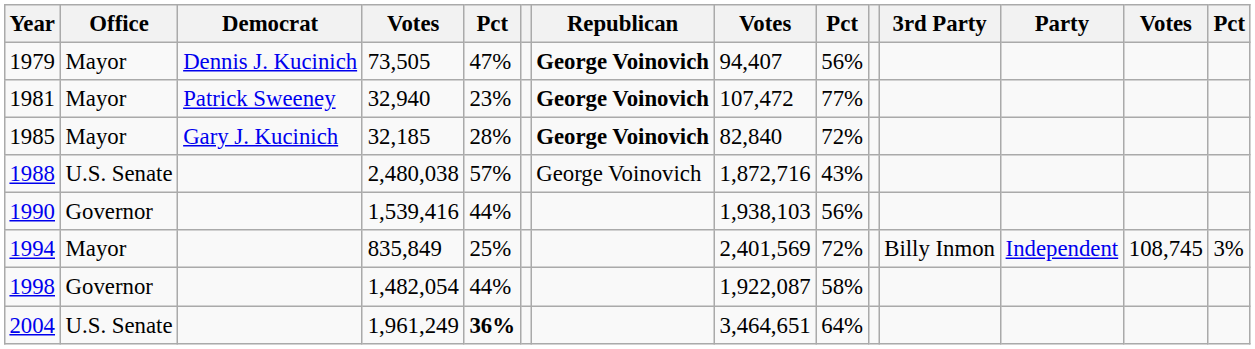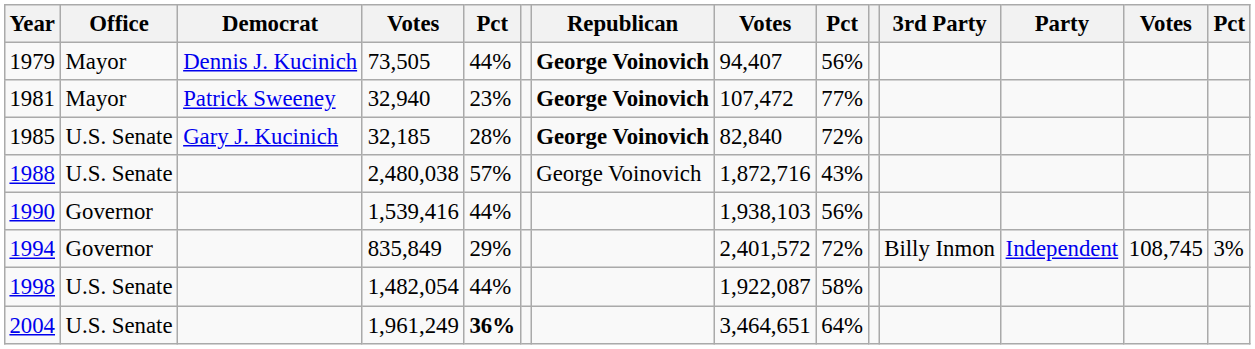(490, 60) 47% -> (490, 60) 44%
(96, 136) Mayor -> (119, 136) U.S. Senate
(96, 248) Mayor -> (109, 248) Governor
(490, 248) 25% -> (490, 248) 29%
(765, 248) 2,401,569 -> (765, 248) 2,401,572
(109, 286) Governor -> (119, 286) U.S. Senate
